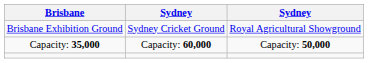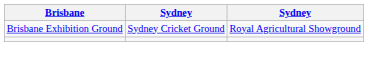- row: (65, 45)
